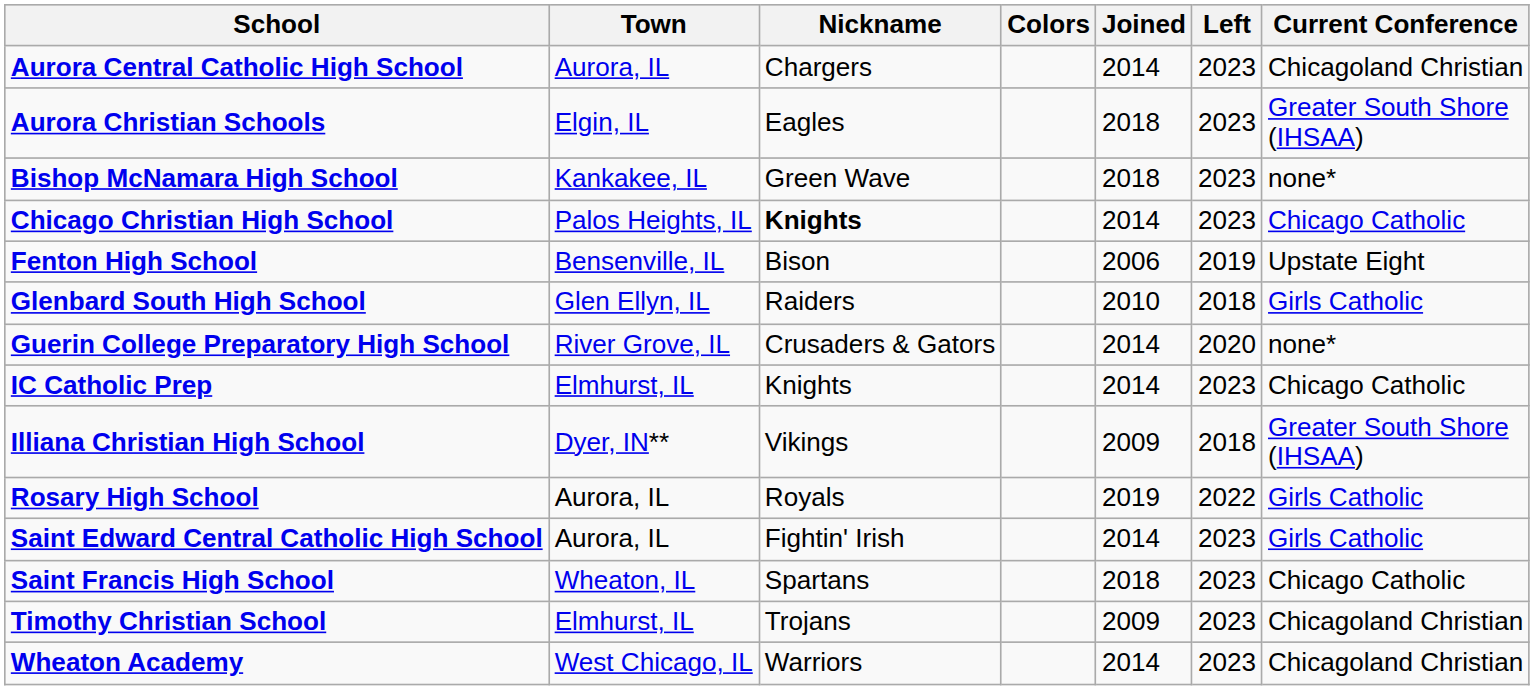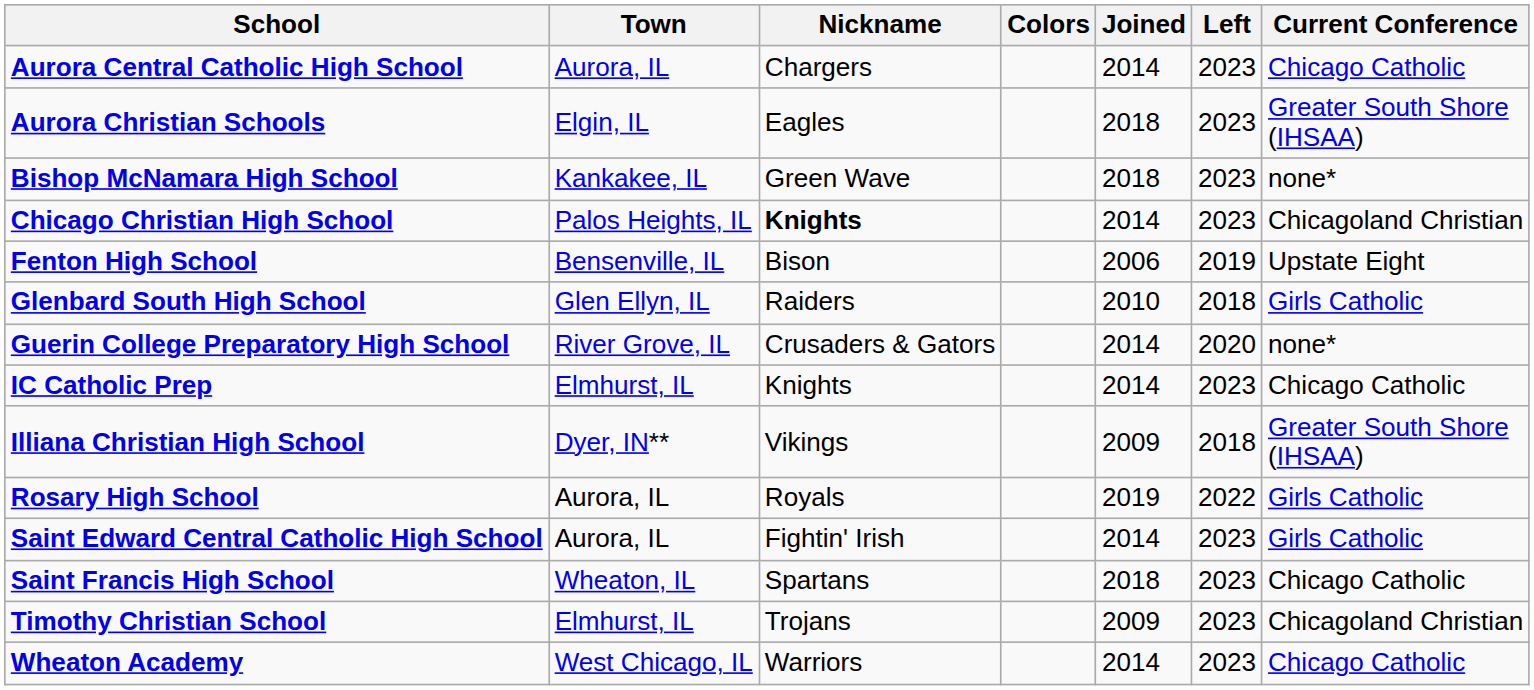(1396, 66) Chicagoland Christian -> (1367, 66) Chicago Catholic
(1367, 219) Chicago Catholic -> (1396, 219) Chicagoland Christian
(1396, 662) Chicagoland Christian -> (1367, 662) Chicago Catholic
